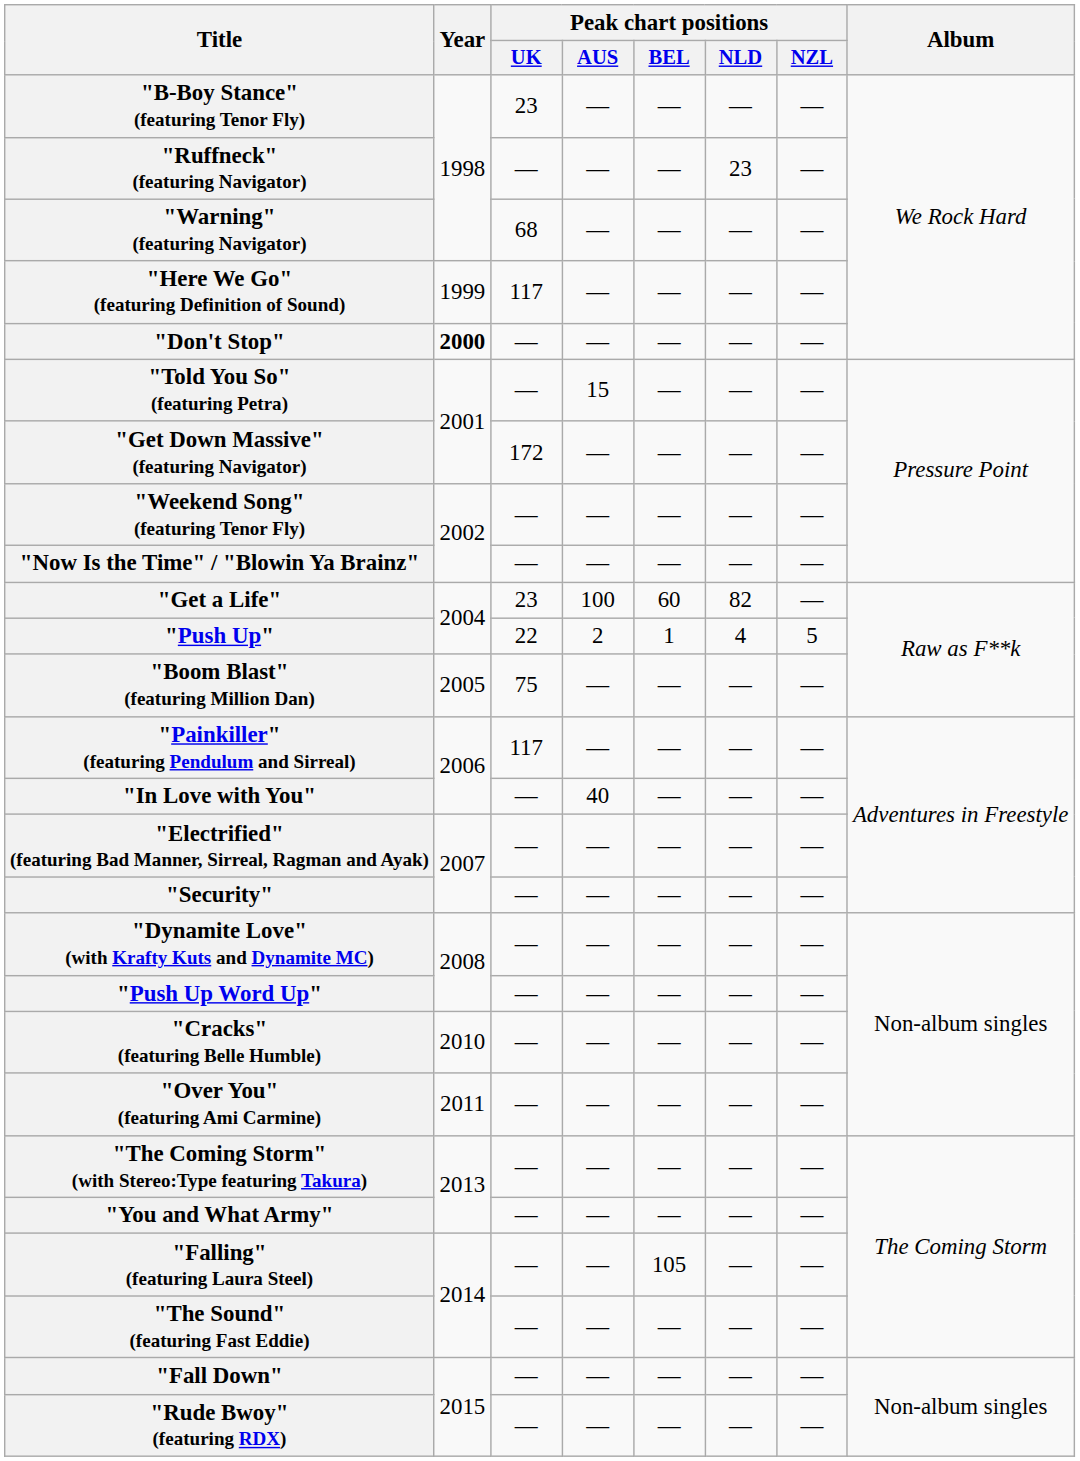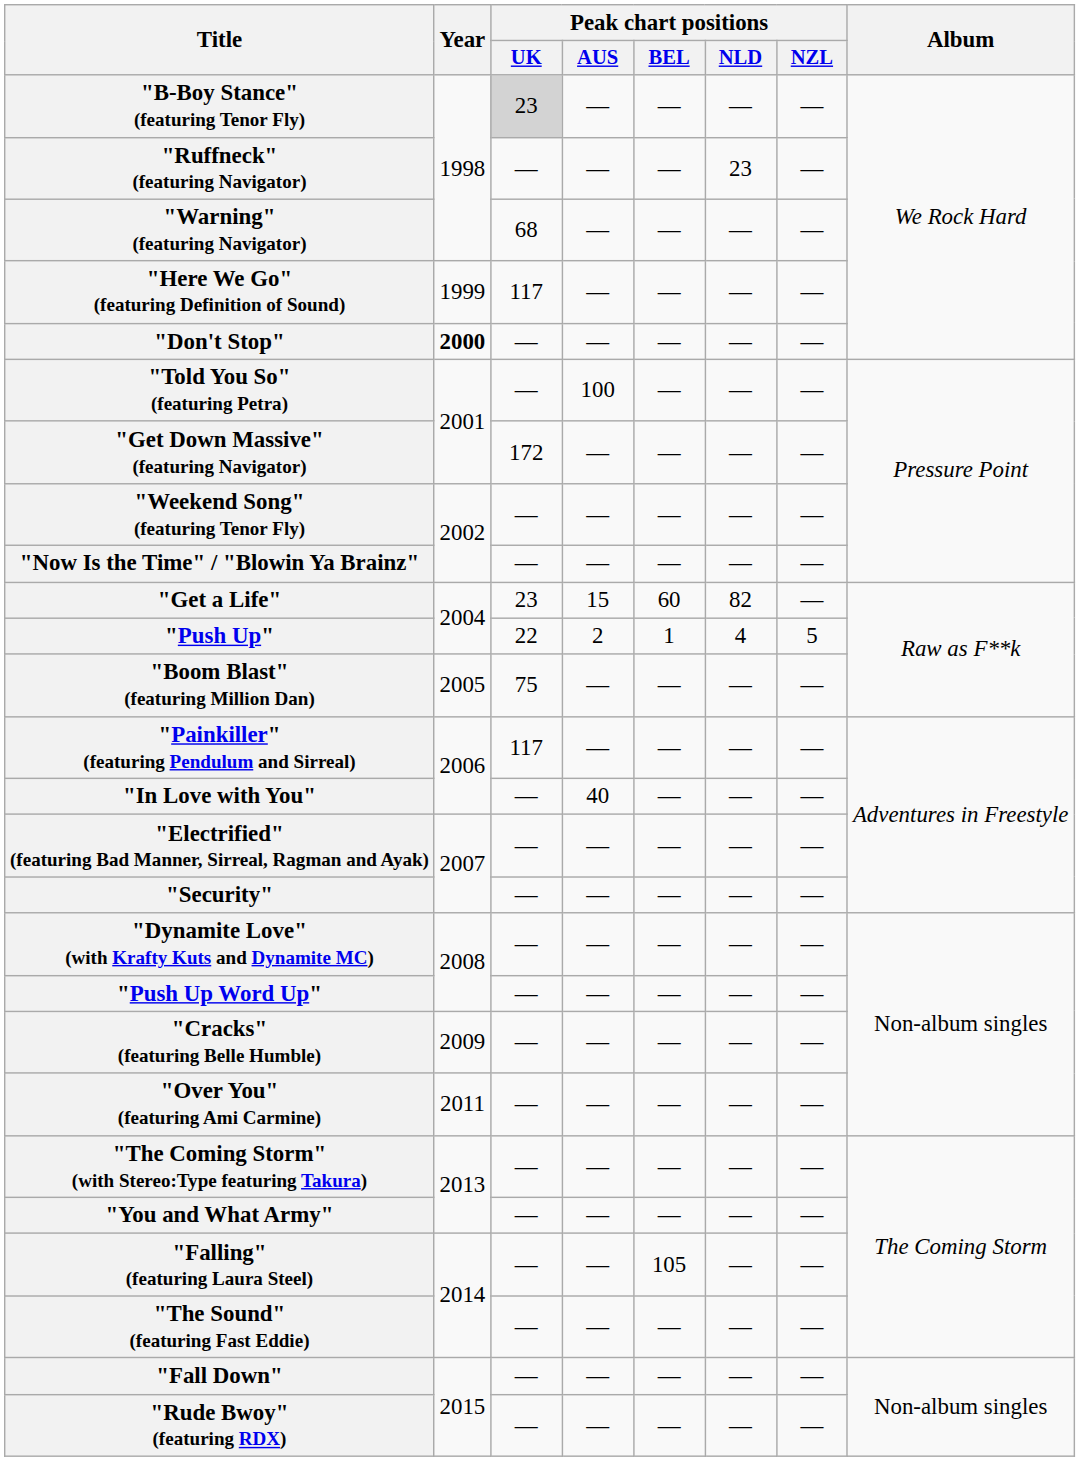(526, 105) no background -> (526, 105) lightgrey background
(598, 390) 15 -> (598, 390) 100
(598, 599) 100 -> (598, 599) 15
(462, 1042) 2010 -> (462, 1042) 2009
